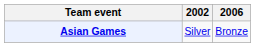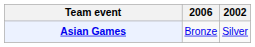columns swapped: (197, 13) <-> (232, 13)
